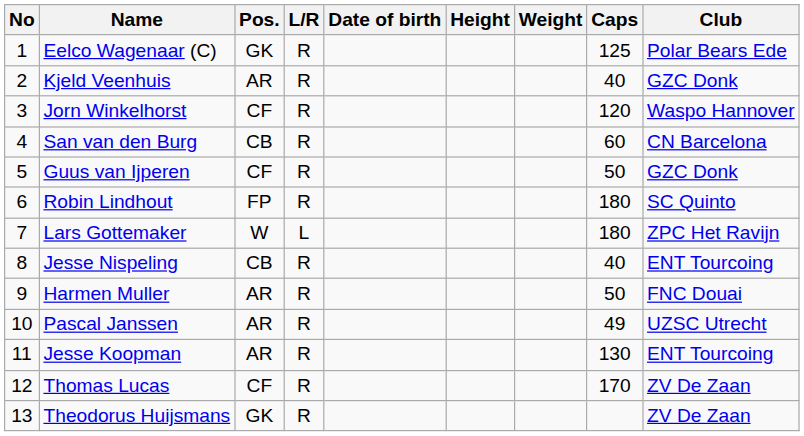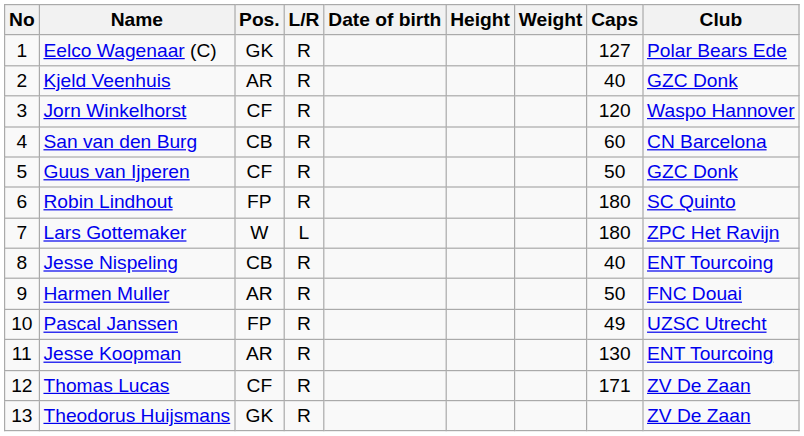(615, 50) 125 -> (615, 50) 127
(259, 324) AR -> (259, 324) FP
(615, 385) 170 -> (615, 385) 171
